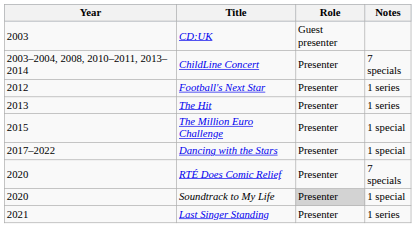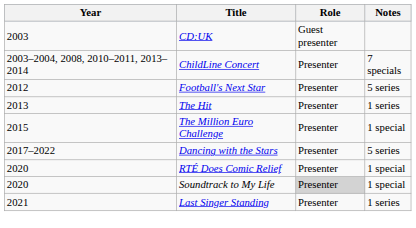(384, 88) 1 series -> (384, 88) 5 series
(386, 151) 1 special -> (384, 151) 5 series
(384, 174) 7 specials -> (386, 168) 1 special
